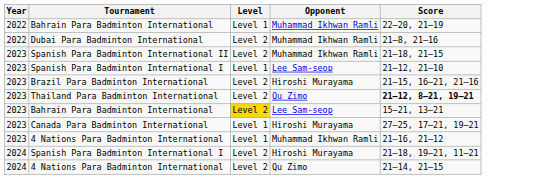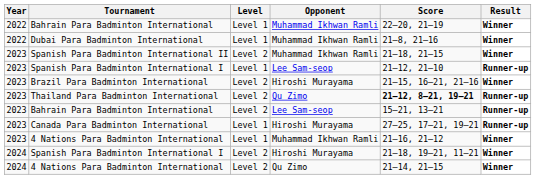+ column: (506, 11)
(250, 39) Level 2 -> (250, 39) Level 1
(250, 110) gold background -> (250, 110) no background
